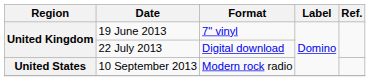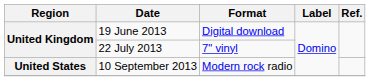(220, 31) 7" vinyl -> (243, 31) Digital download
(243, 48) Digital download -> (220, 48) 7" vinyl
